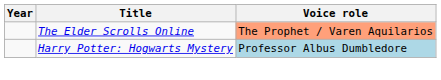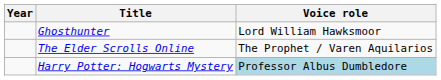+ row: (74, 31)
(336, 31) lightsalmon background -> (336, 48) no background
